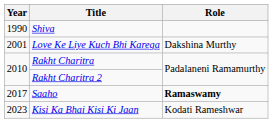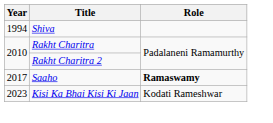(17, 28) 1990 -> (17, 28) 1994
- row: (96, 45)
